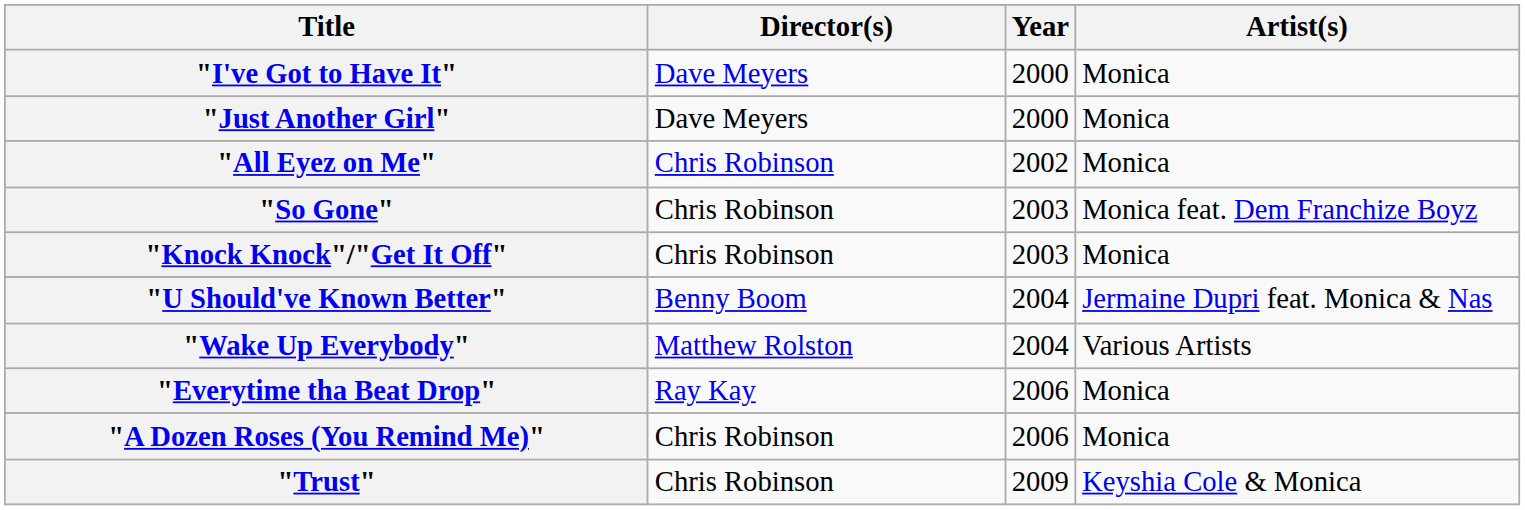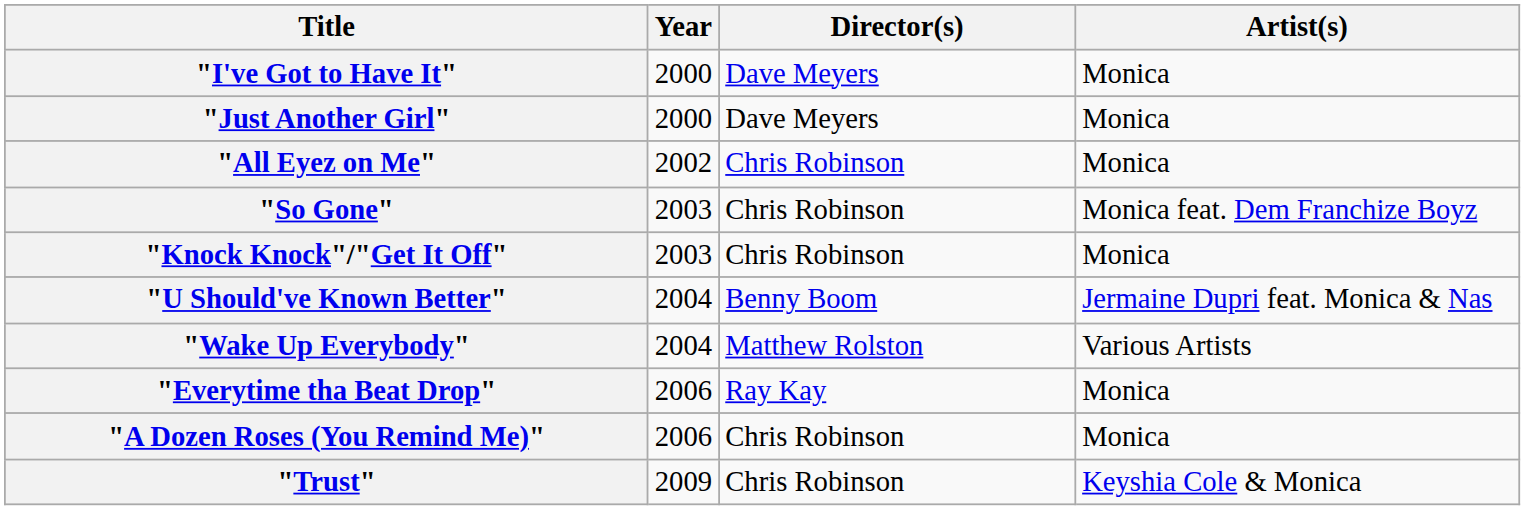columns swapped: (1040, 27) <-> (827, 27)
